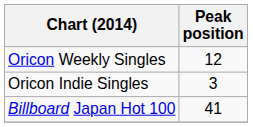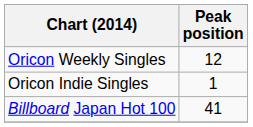(213, 84) 3 -> (213, 84) 1
